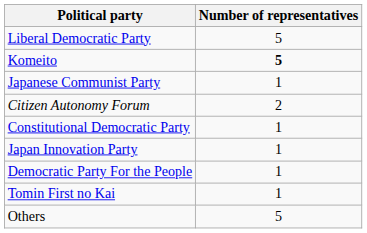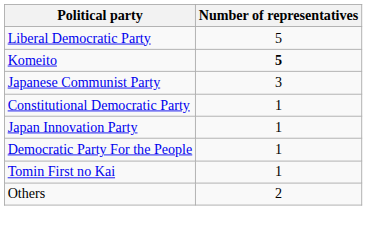(279, 82) 1 -> (279, 82) 3
- row: (79, 104)
(279, 216) 5 -> (279, 194) 2
